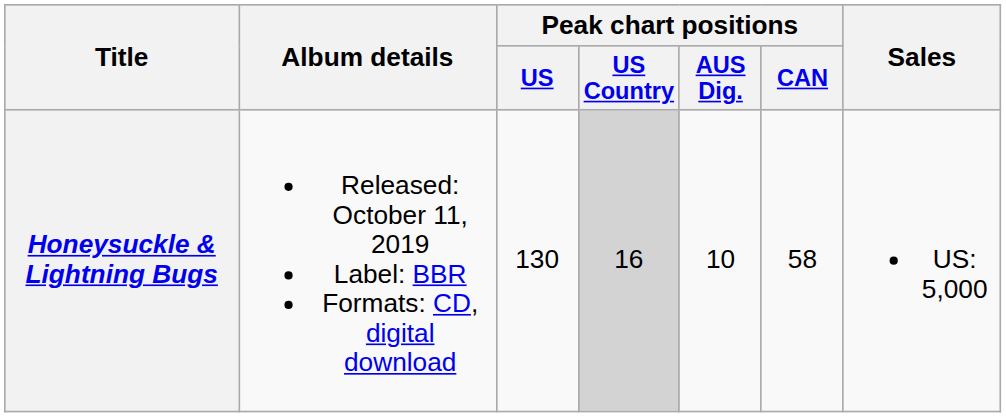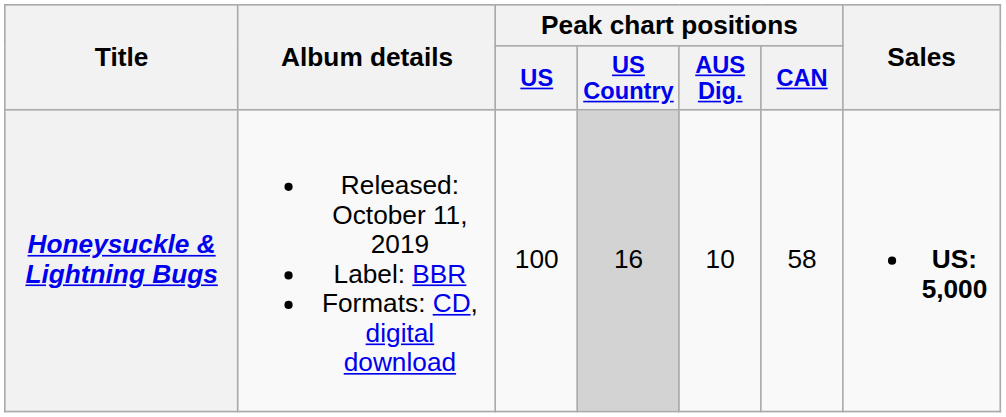(537, 260) 130 -> (537, 260) 100
(922, 275) normal -> (922, 275) bold
